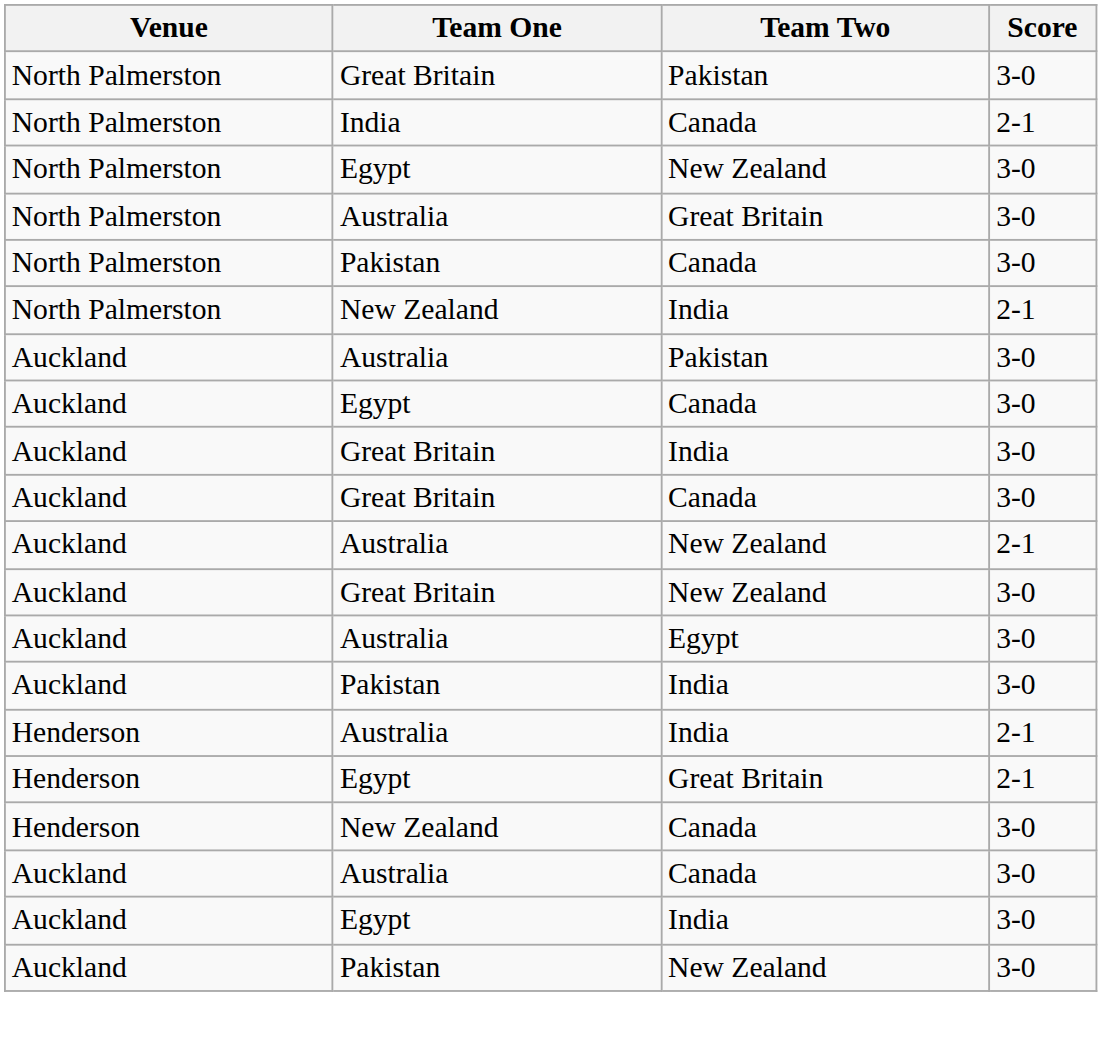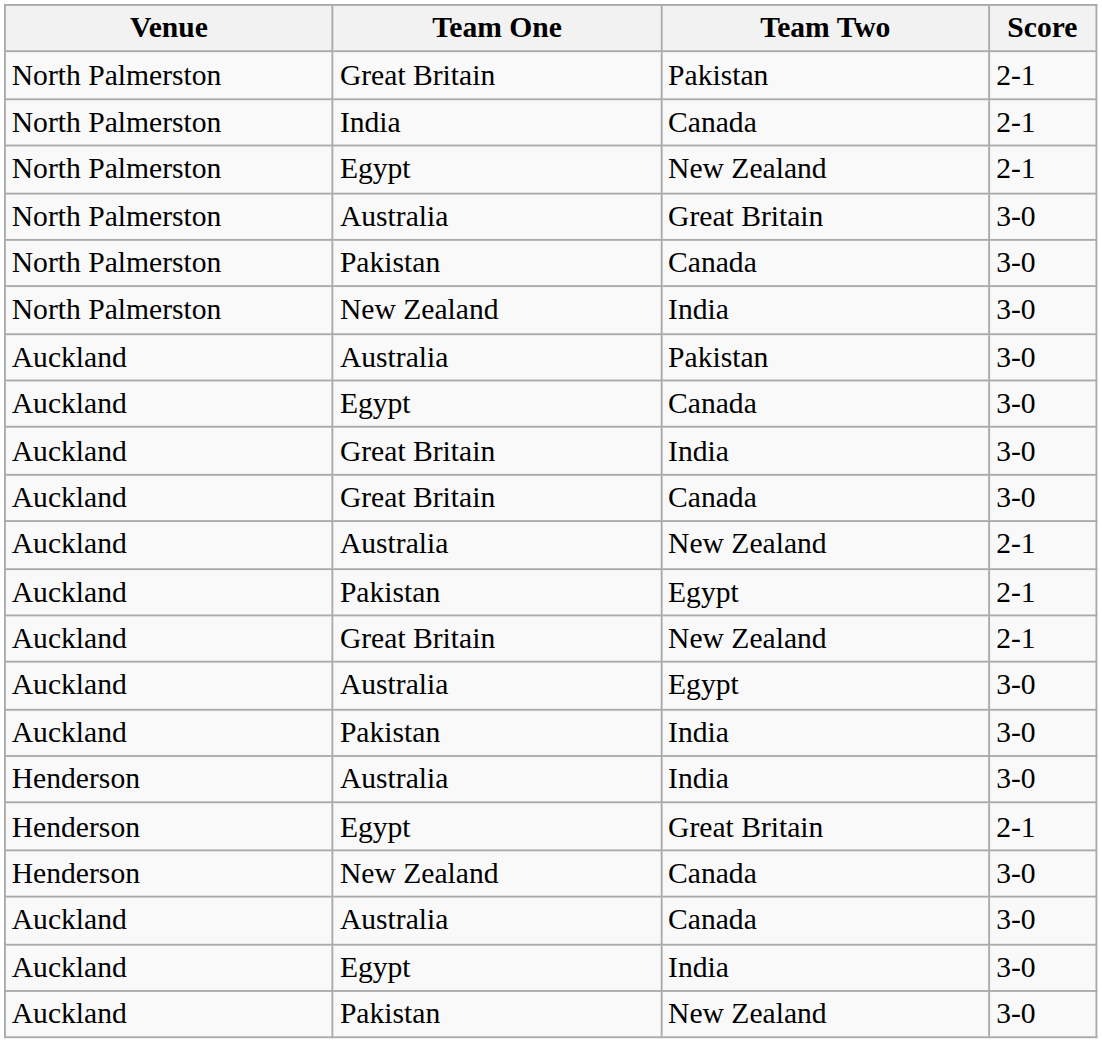(1016, 74) 3-0 -> (1016, 74) 2-1
(1016, 168) 3-0 -> (1016, 168) 2-1
(1016, 309) 2-1 -> (1016, 309) 3-0
+ row: (390, 591)
(1016, 591) 3-0 -> (1016, 638) 2-1
(1016, 732) 2-1 -> (1016, 779) 3-0
